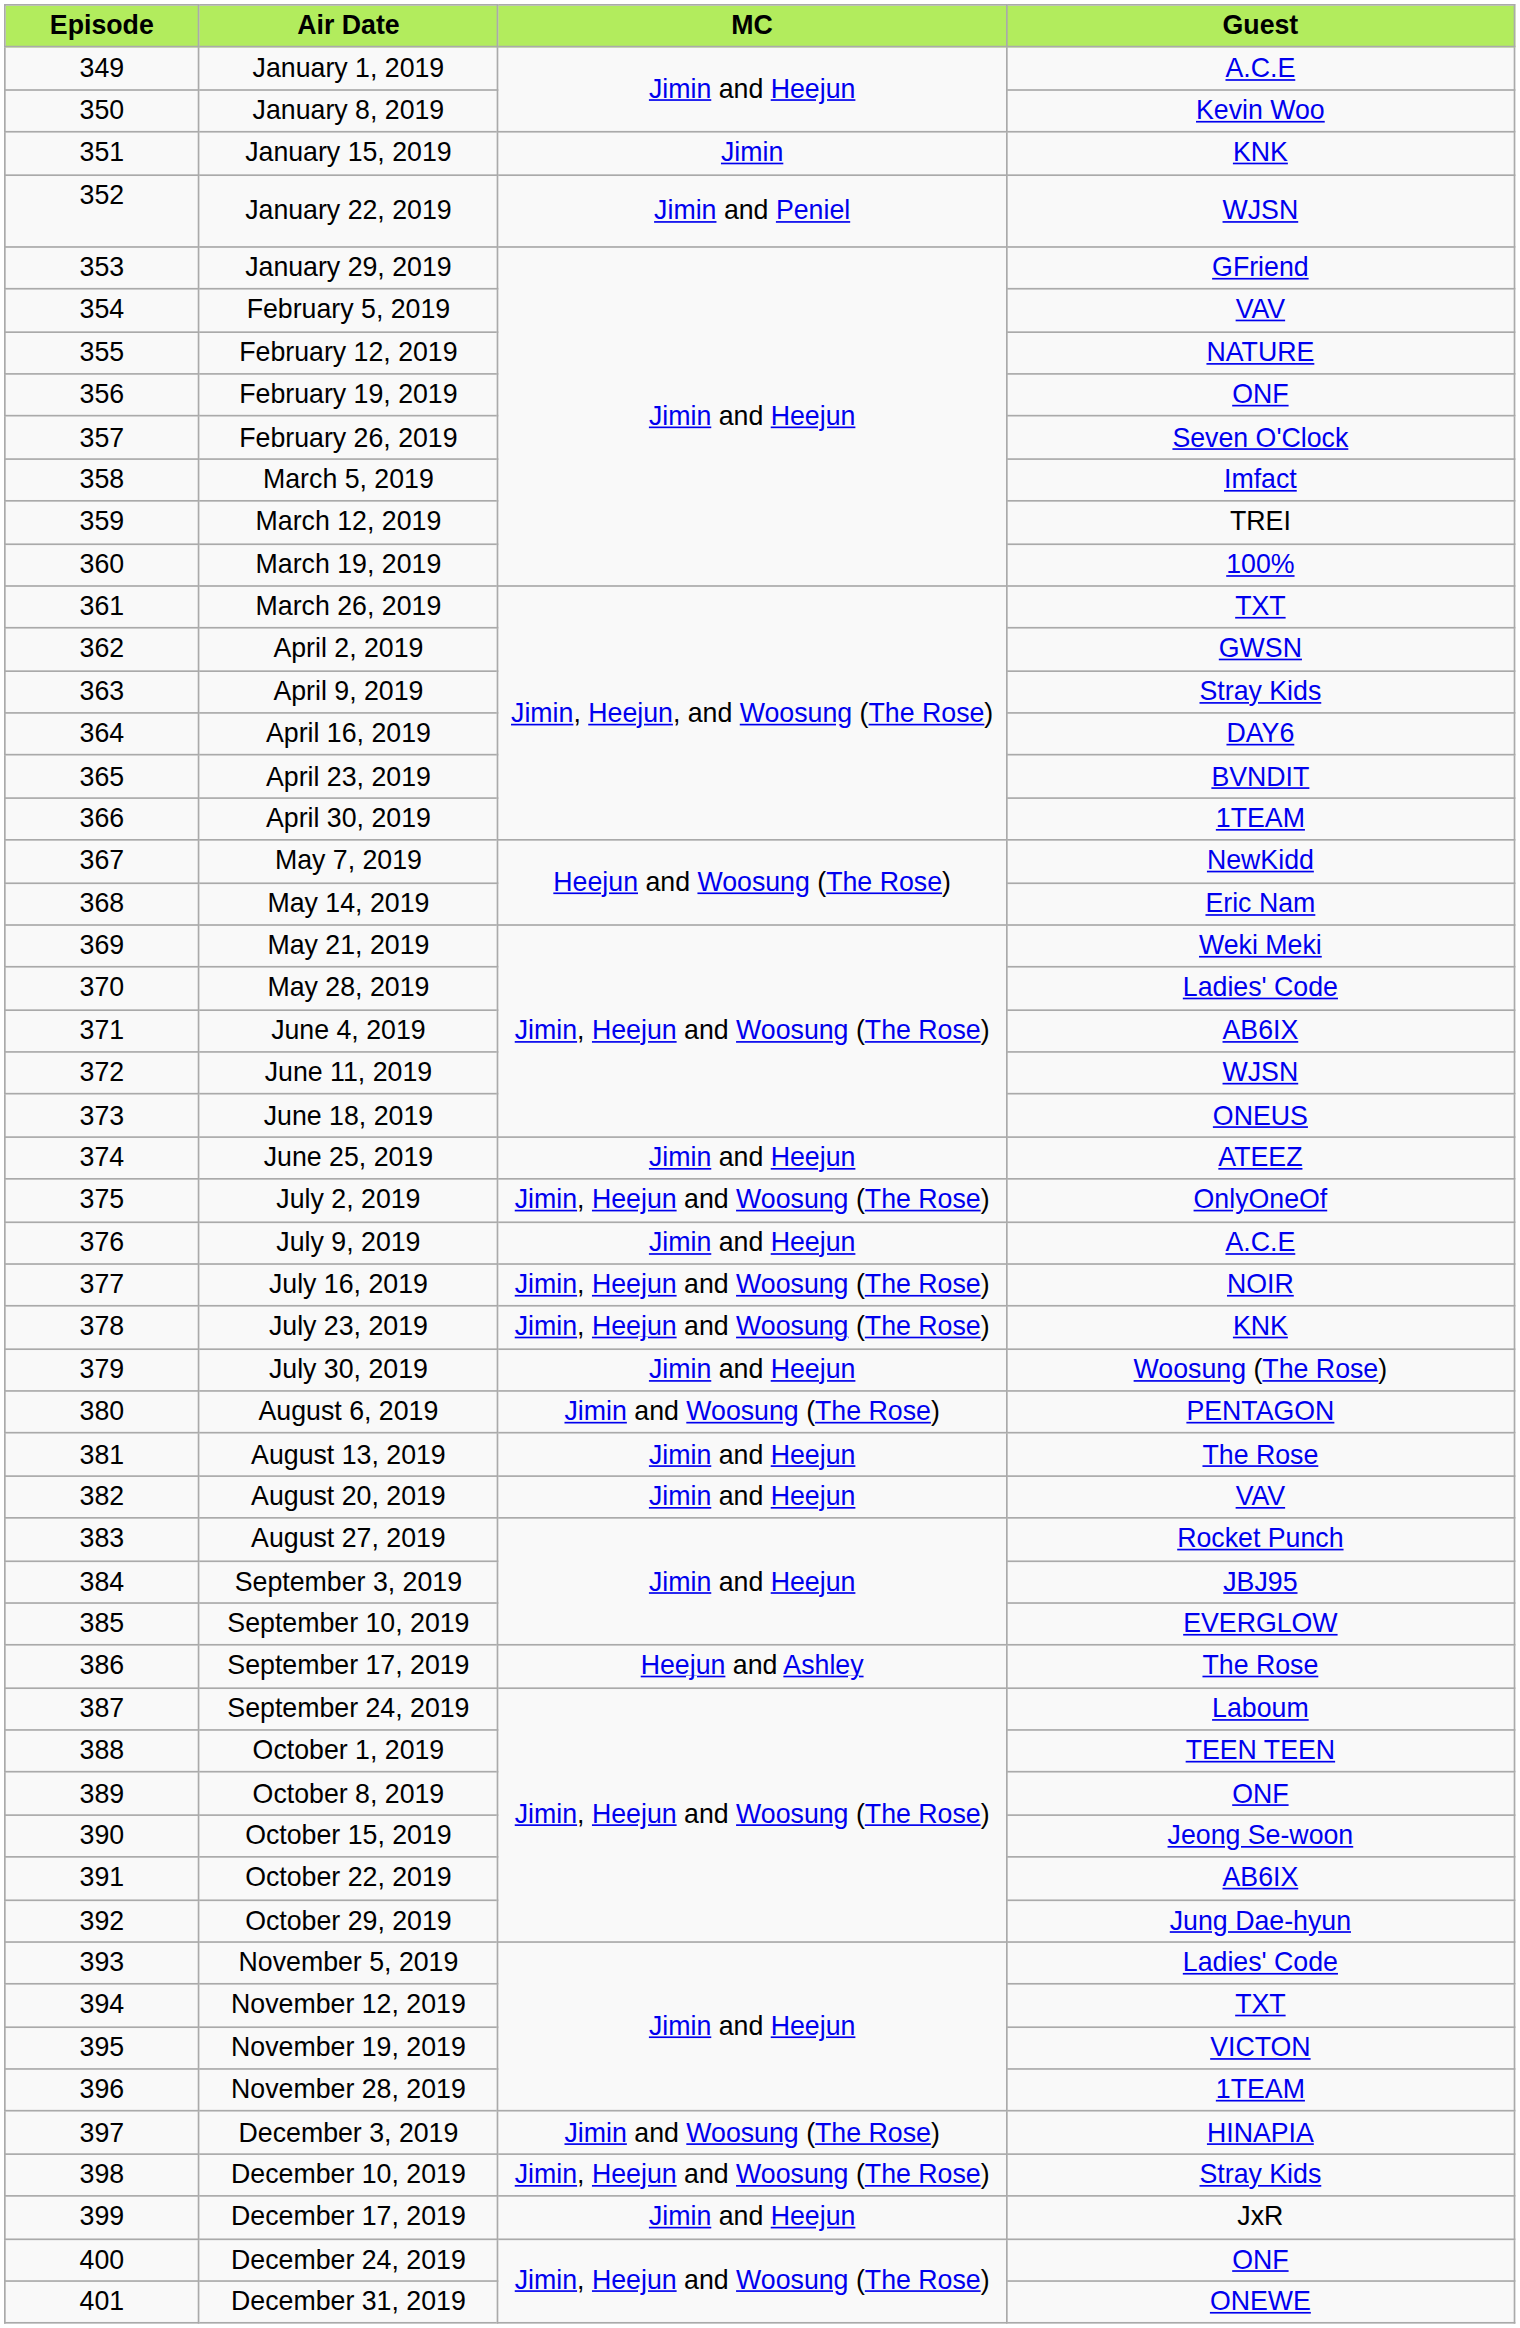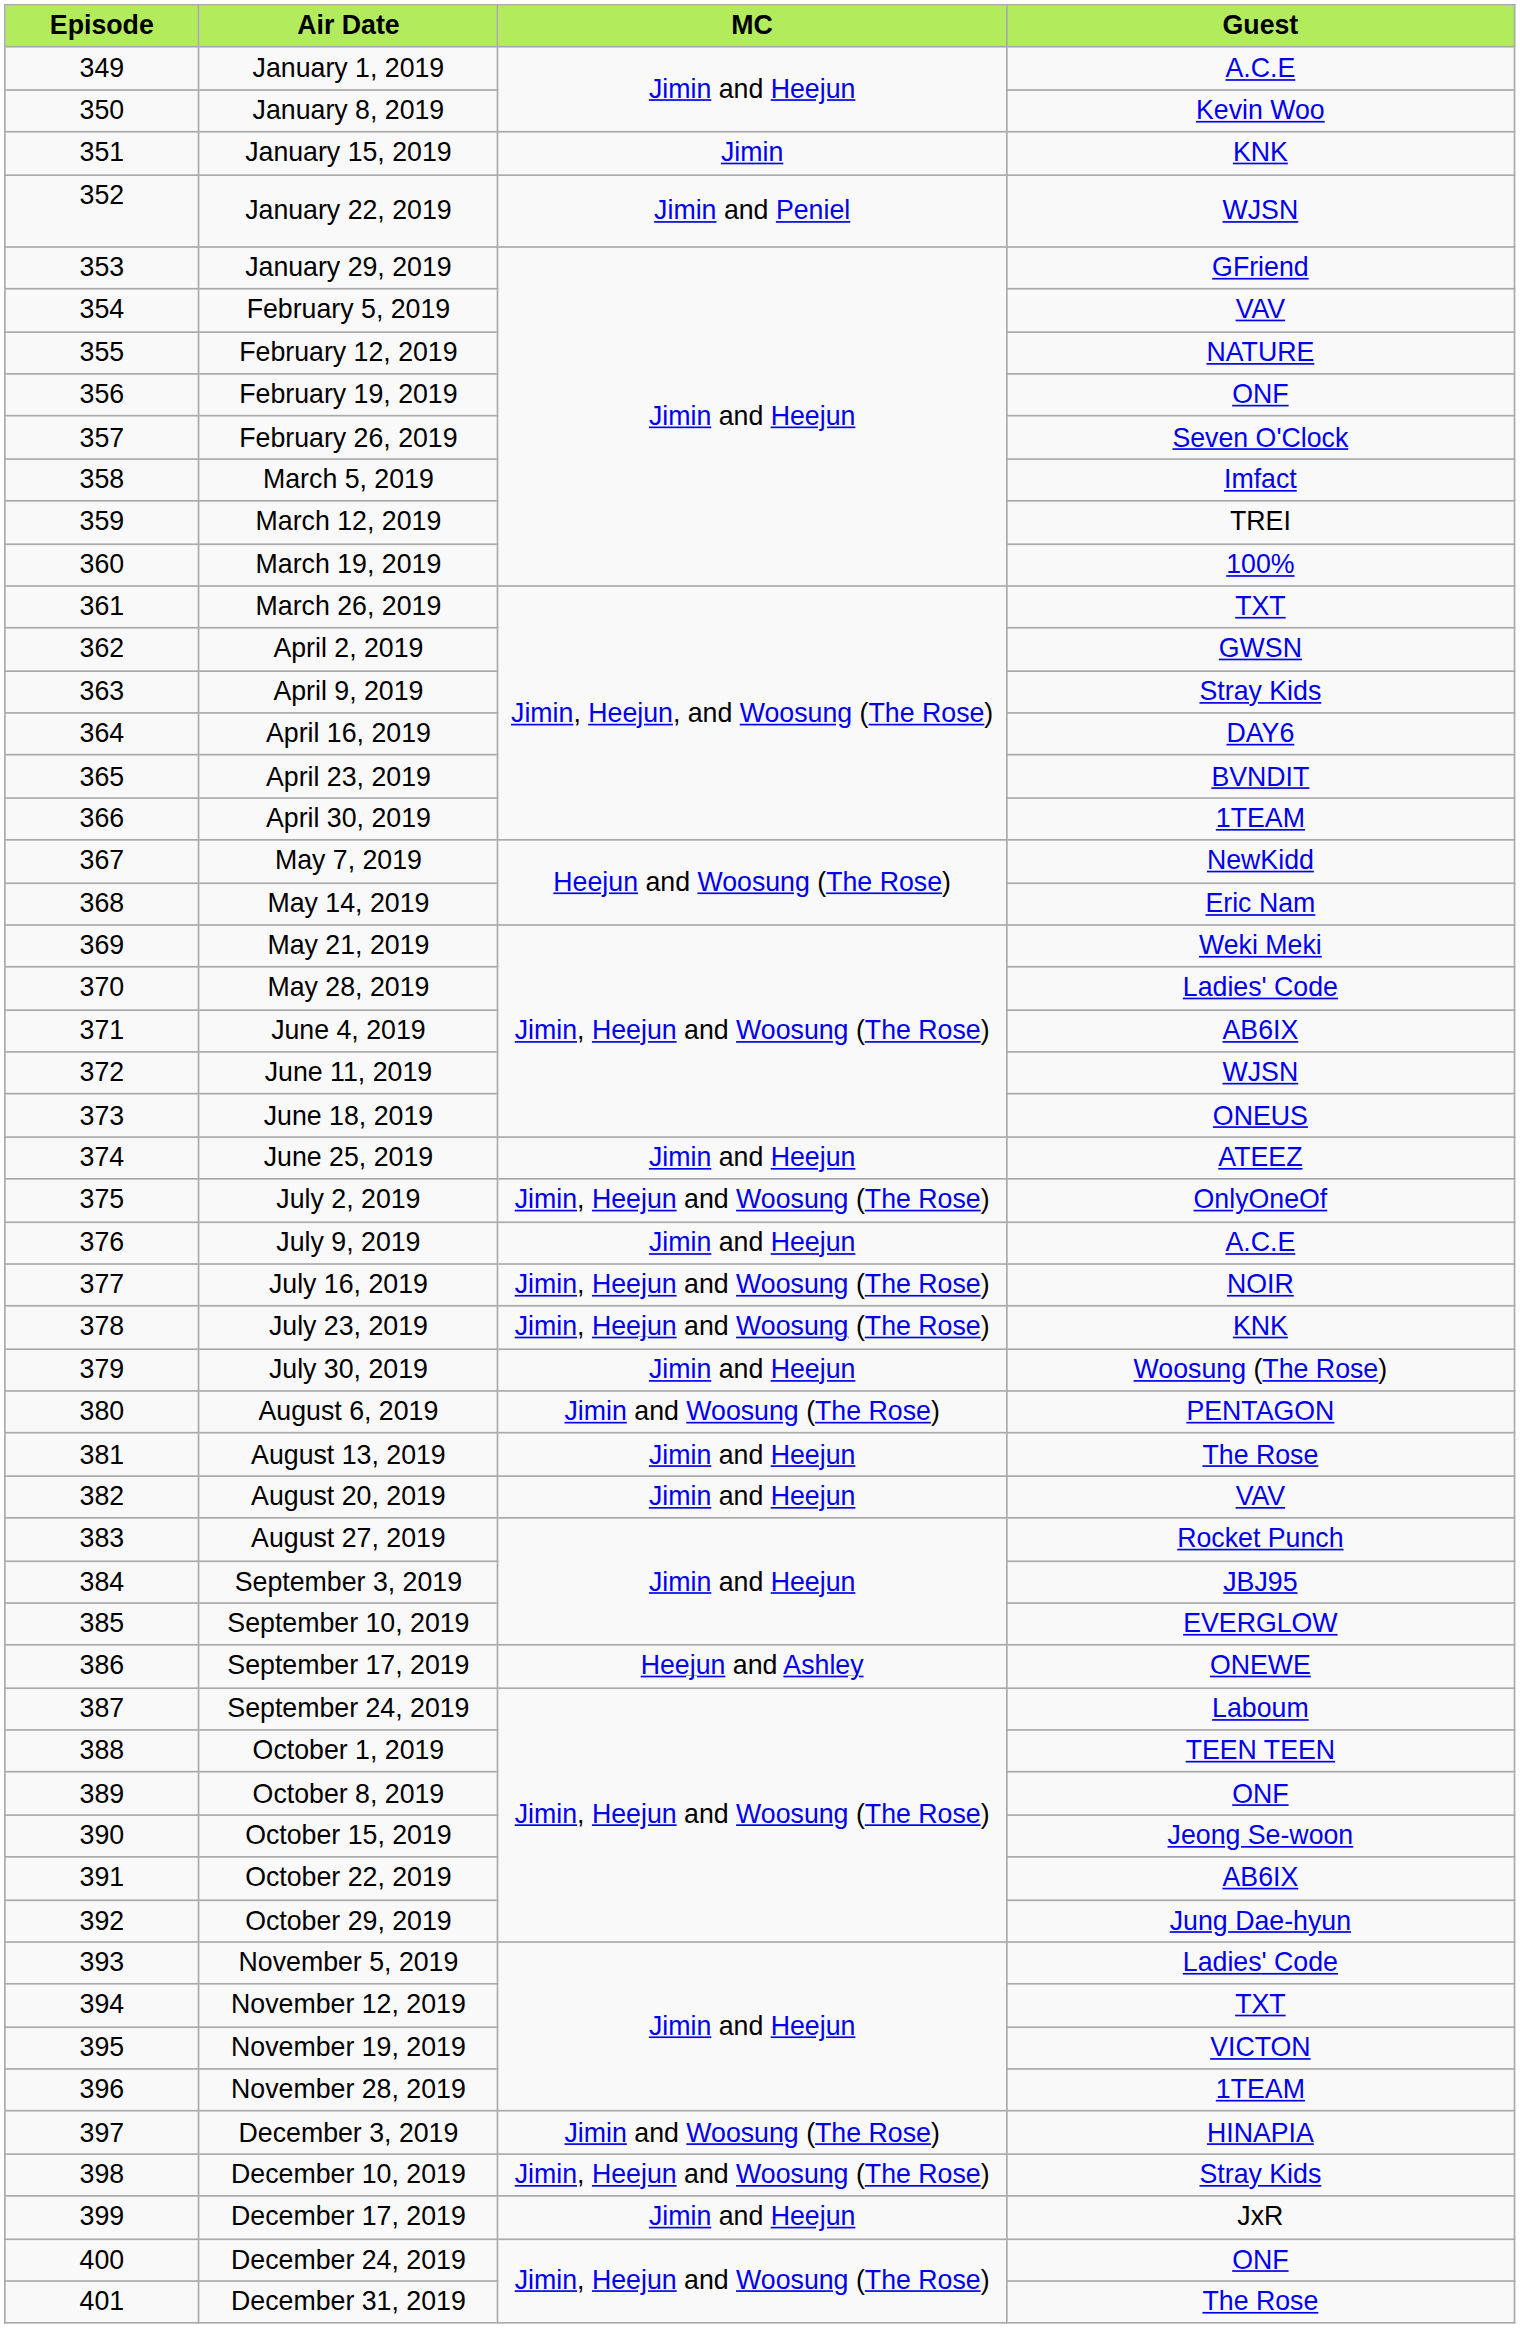(1260, 1666) The Rose -> (1260, 1666) ONEWE
(1260, 2301) ONEWE -> (1260, 2301) The Rose
